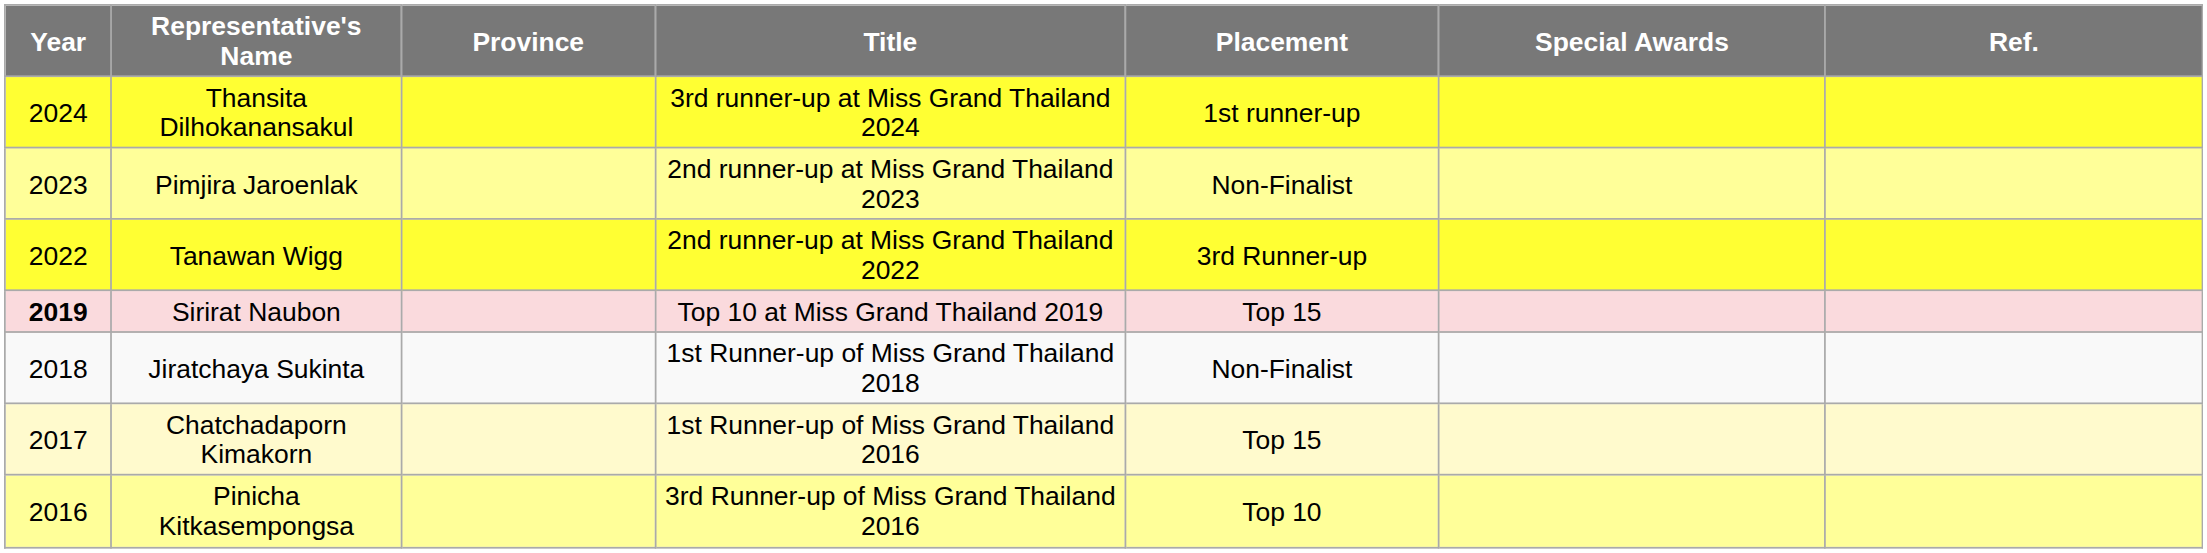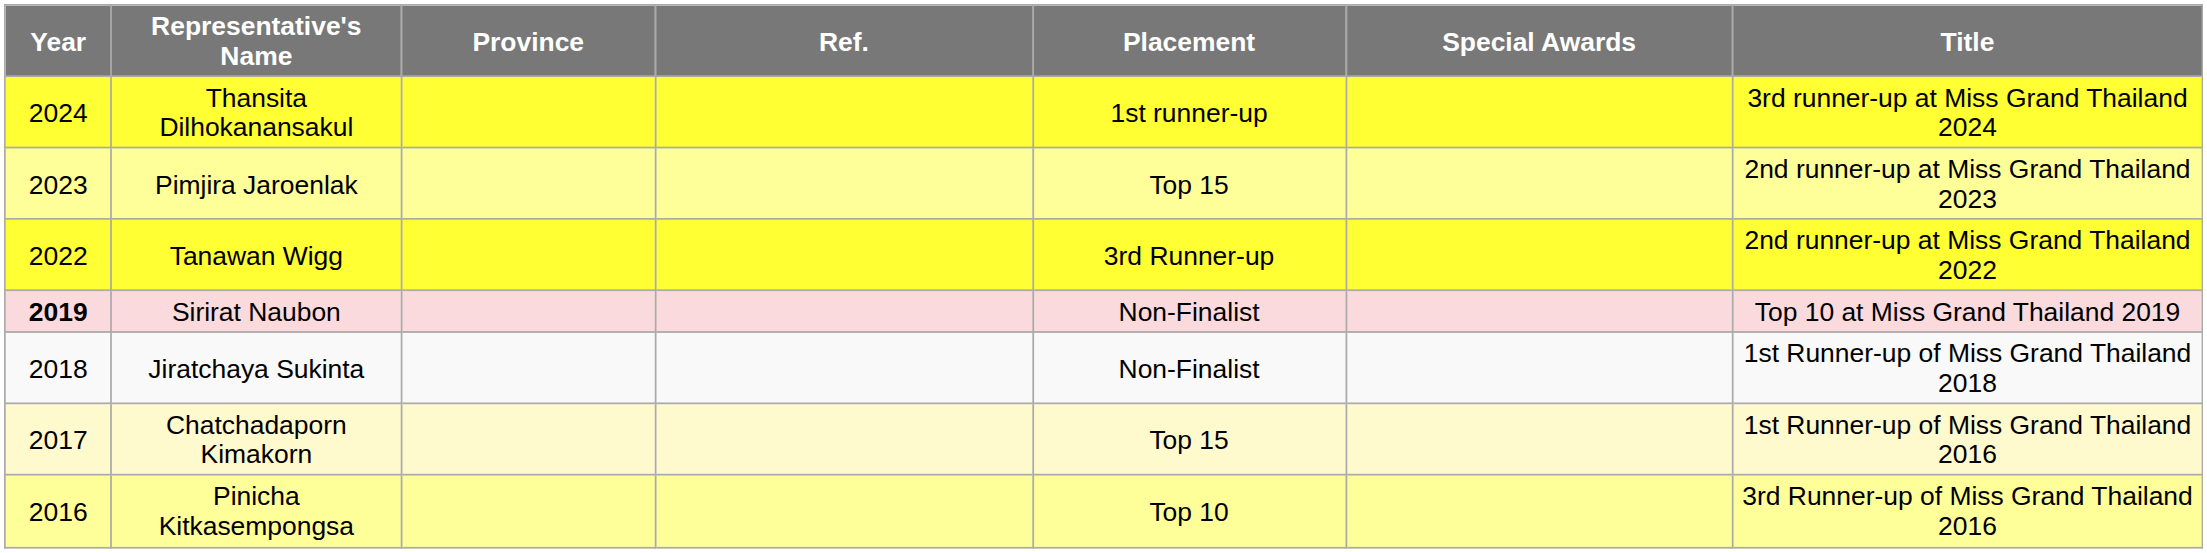columns swapped: (890, 41) <-> (2014, 41)
(1282, 184) Non-Finalist -> (1189, 184) Top 15
(1282, 312) Top 15 -> (1189, 312) Non-Finalist
